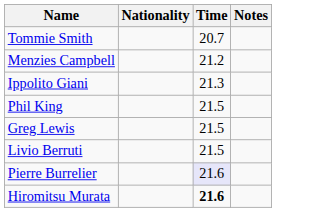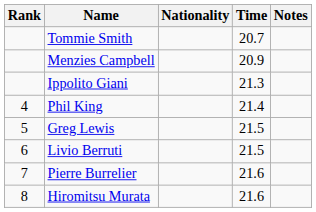+ column: (24, 15)
(212, 60) 21.2 -> (252, 60) 20.9
(212, 106) 21.5 -> (252, 106) 21.4
(212, 173) lavender background -> (252, 173) no background
(212, 196) bold -> (252, 196) normal
